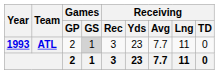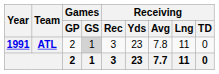(18, 45) 1993 -> (18, 45) 1991
(160, 45) 7.7 -> (160, 45) 7.8
